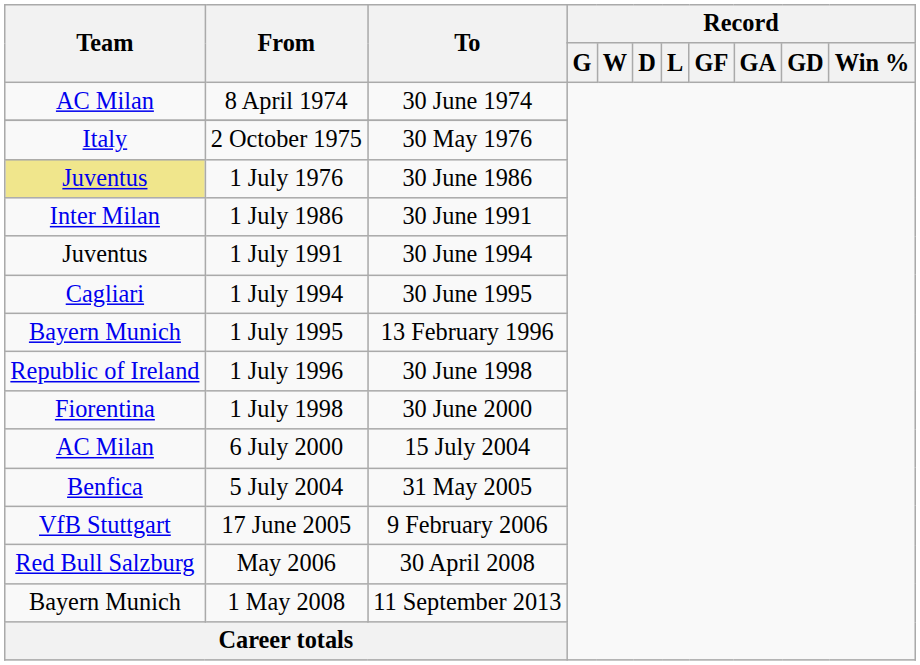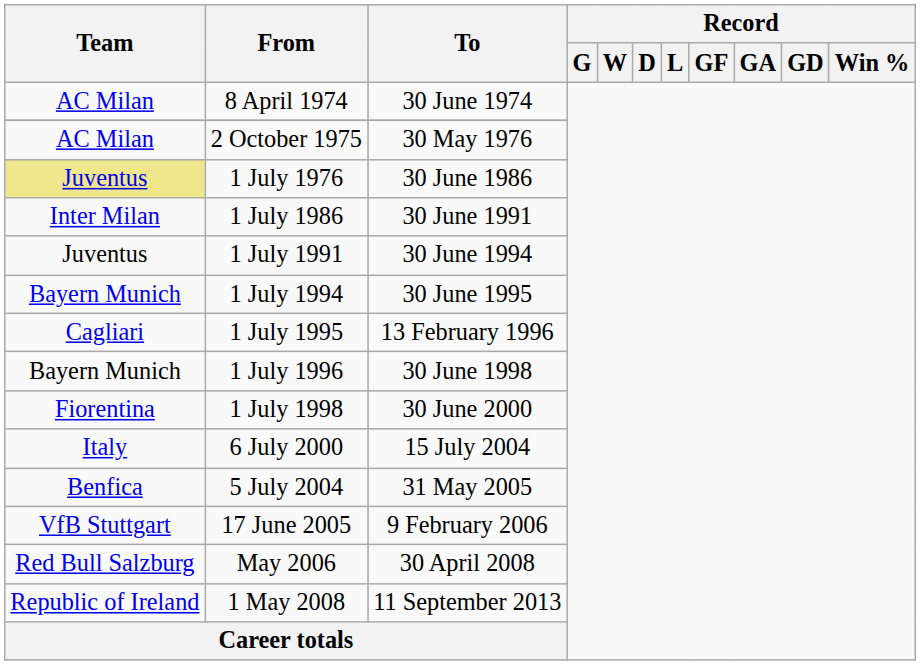(105, 139) Italy -> (105, 139) AC Milan
(105, 293) Cagliari -> (105, 293) Bayern Munich
(105, 332) Bayern Munich -> (105, 332) Cagliari
(105, 370) Republic of Ireland -> (105, 370) Bayern Munich
(105, 448) AC Milan -> (105, 448) Italy
(105, 602) Bayern Munich -> (105, 602) Republic of Ireland
